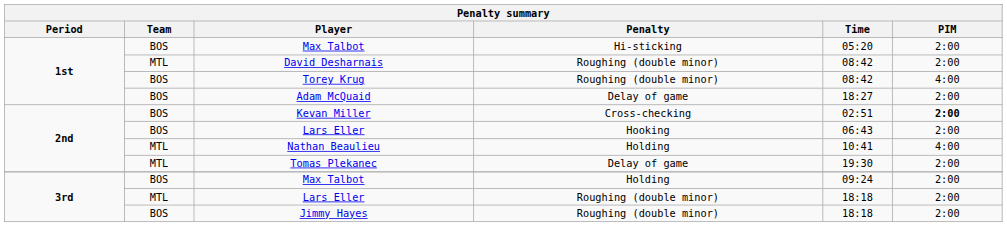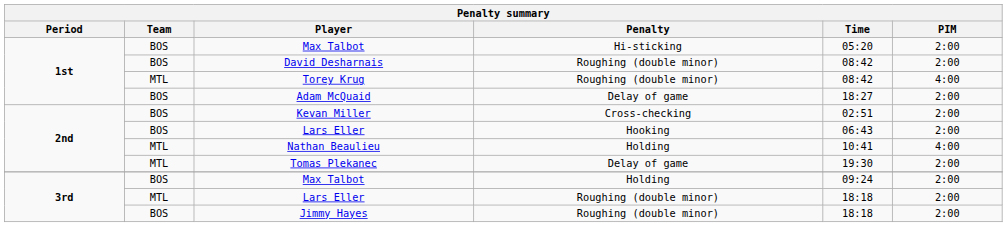(159, 63) MTL -> (159, 63) BOS
(159, 80) BOS -> (159, 80) MTL
(947, 113) bold -> (947, 113) normal
